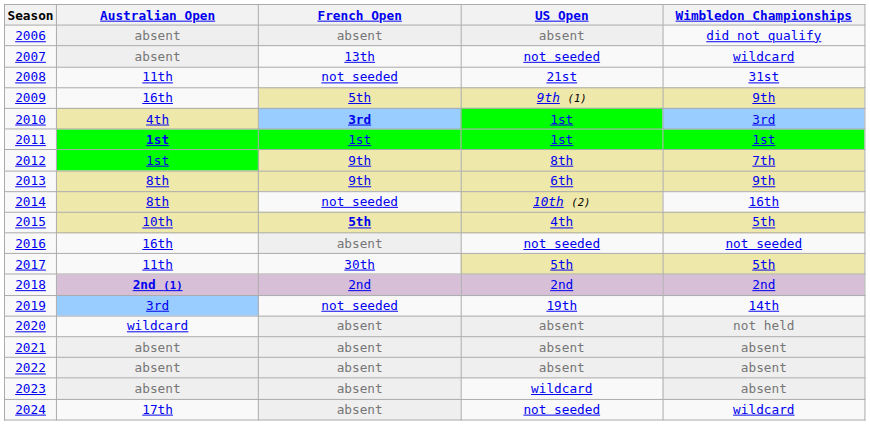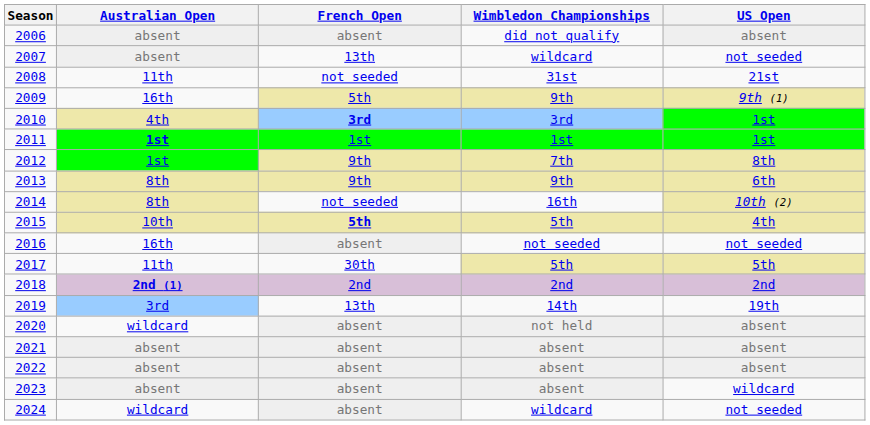columns swapped: (764, 15) <-> (562, 15)
(360, 306) not seeded -> (360, 306) 13th
(158, 409) 17th -> (158, 409) wildcard
